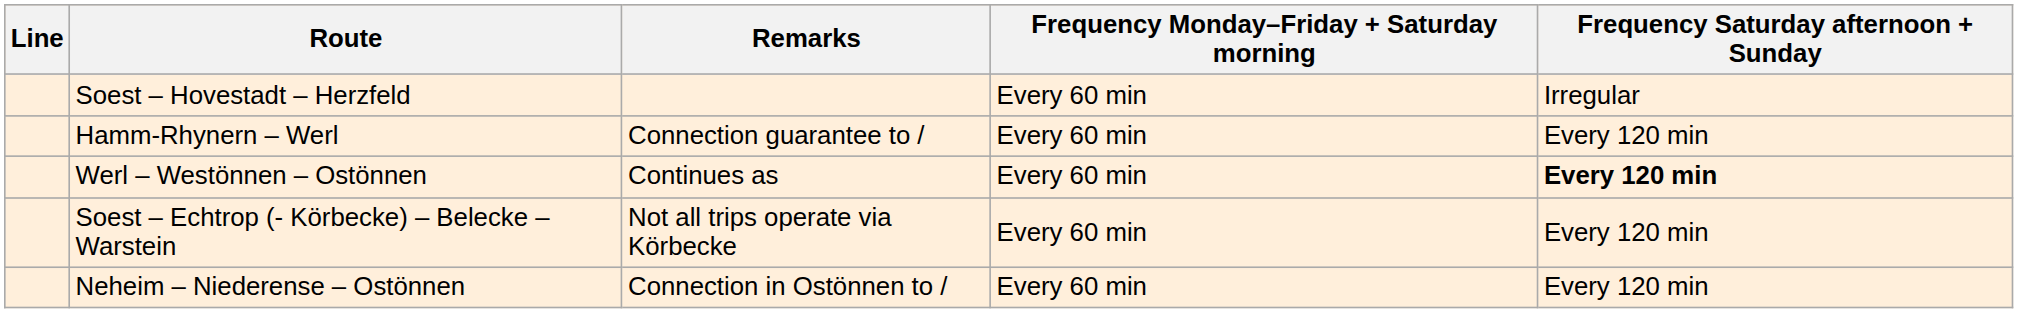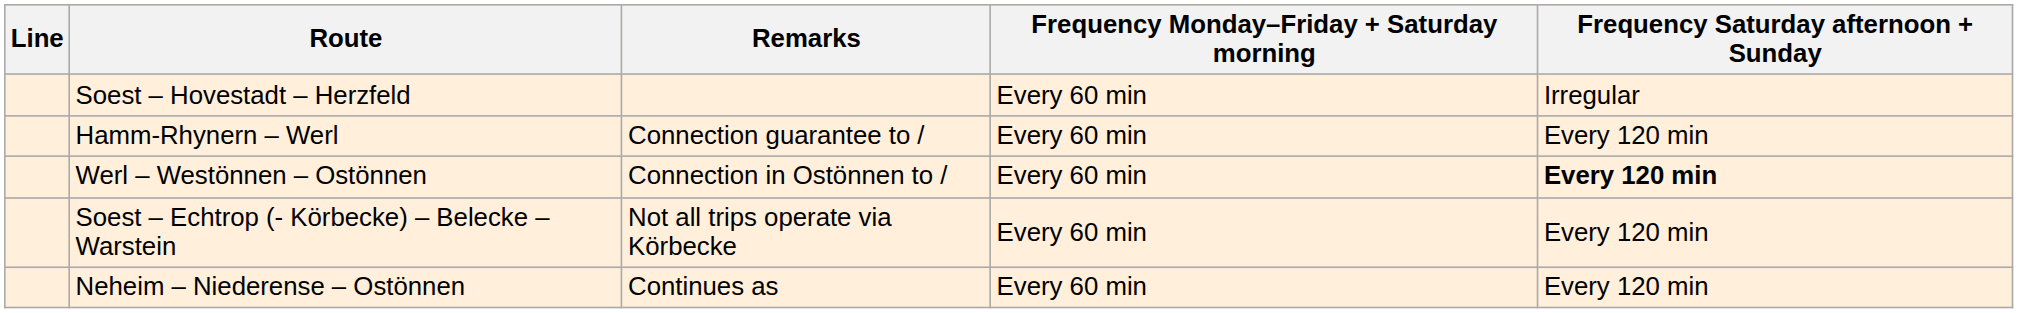(703, 176) Continues as -> (788, 176) Connection in Ostönnen to /
(788, 287) Connection in Ostönnen to / -> (703, 287) Continues as
